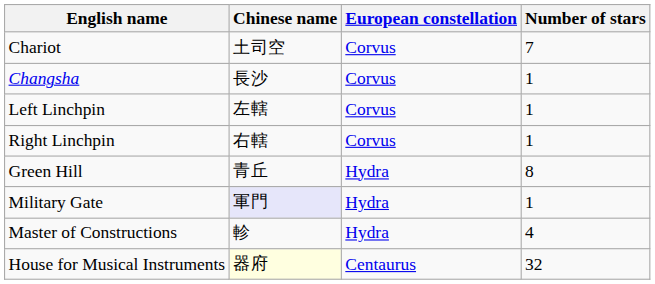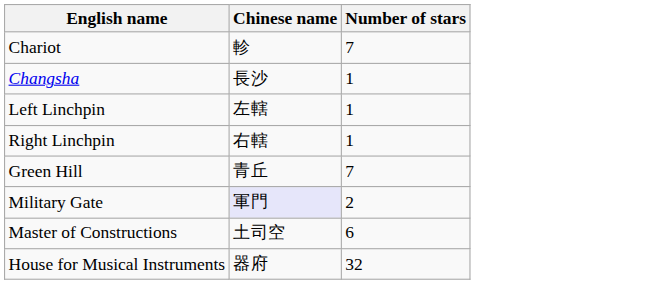- column: (431, 18)
(259, 47) 土司空 -> (242, 47) 軫
(529, 171) 8 -> (350, 171) 7
(529, 202) 1 -> (350, 202) 2
(242, 232) 軫 -> (259, 232) 土司空
(529, 233) 4 -> (350, 233) 6
(251, 263) lightyellow background -> (251, 263) no background
